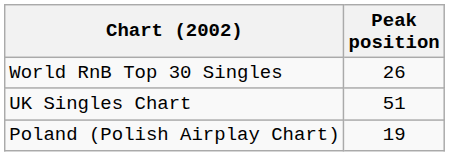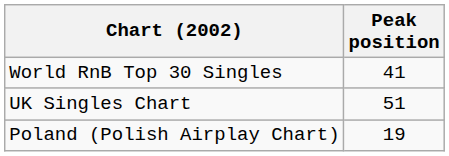(394, 73) 26 -> (394, 73) 41
